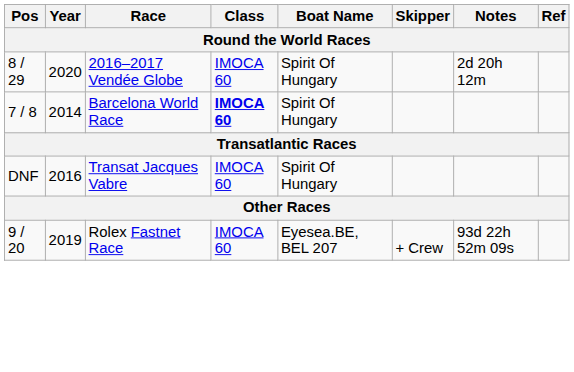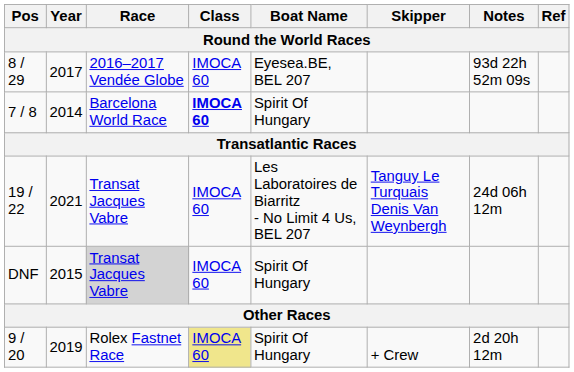(65, 71) 2020 -> (66, 71) 2017
(309, 71) Spirit Of Hungary -> (293, 71) Eyesea.BE, BEL 207
(480, 71) 2d 20h 12m -> (502, 71) 93d 22h 52m 09s
+ row: (20, 201)
(65, 176) 2016 -> (66, 275) 2015
(143, 176) no background -> (117, 275) lightgrey background
(239, 240) no background -> (217, 347) khaki background
(320, 240) Eyesea.BE, BEL 207 -> (282, 347) Spirit Of Hungary
(485, 240) 93d 22h 52m 09s -> (496, 347) 2d 20h 12m
